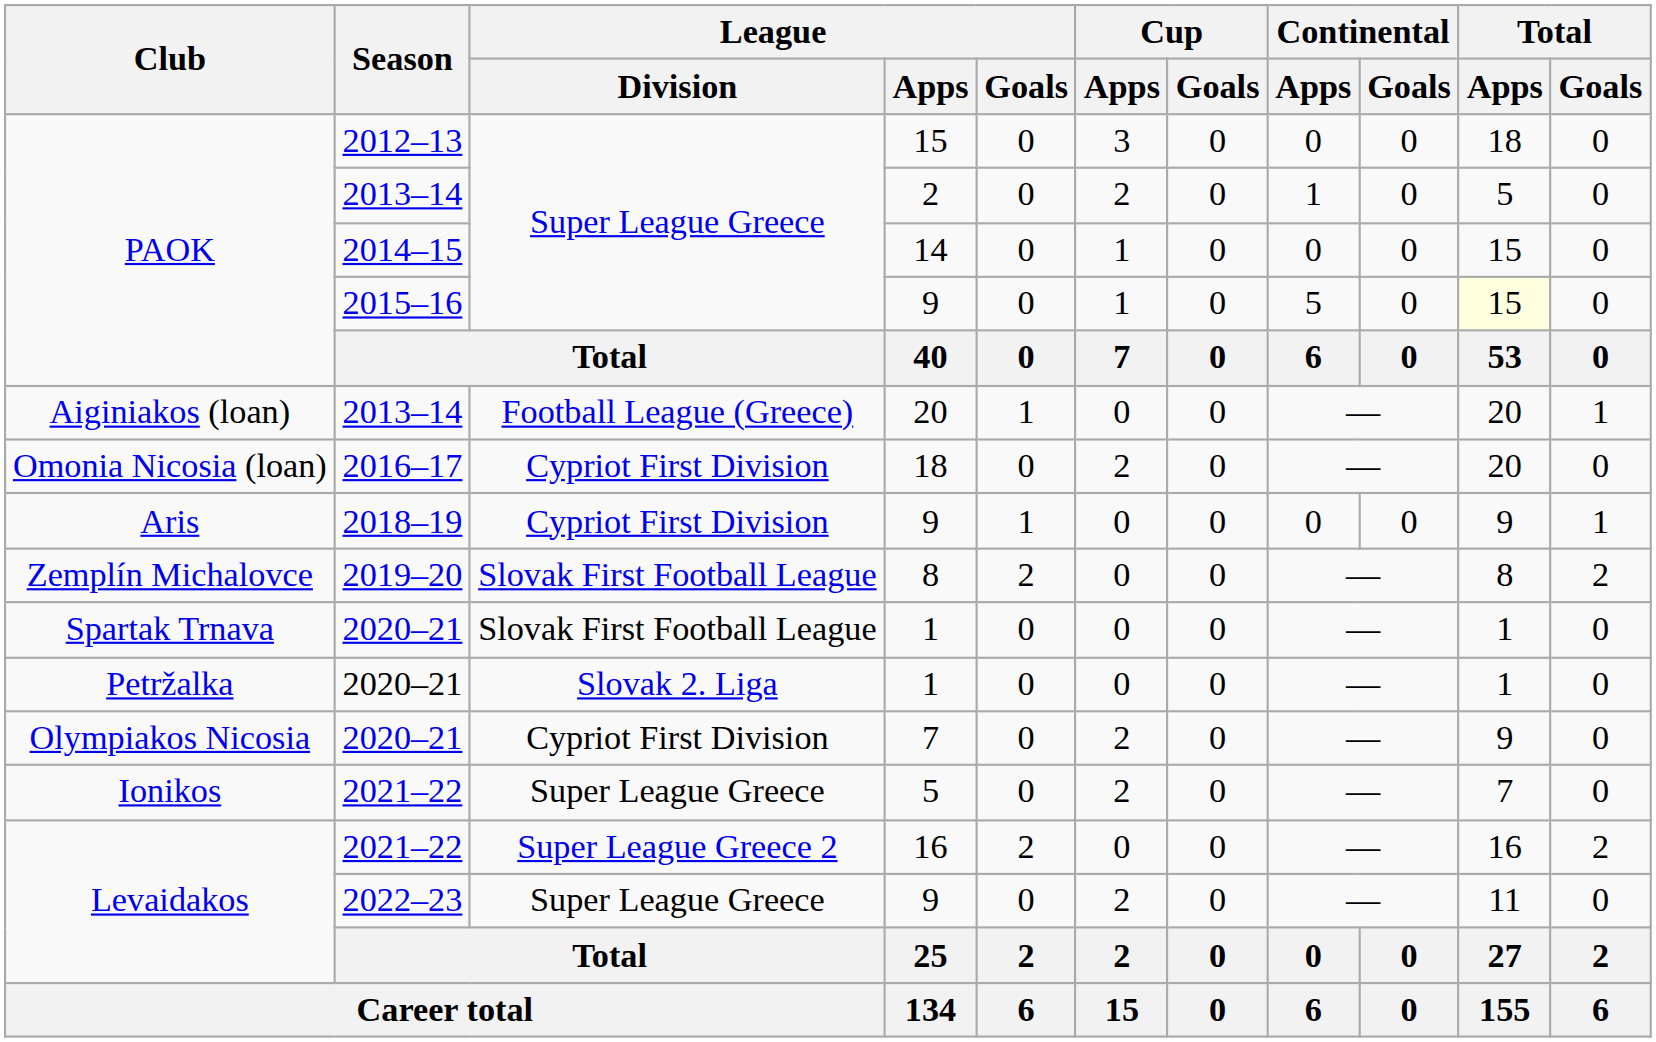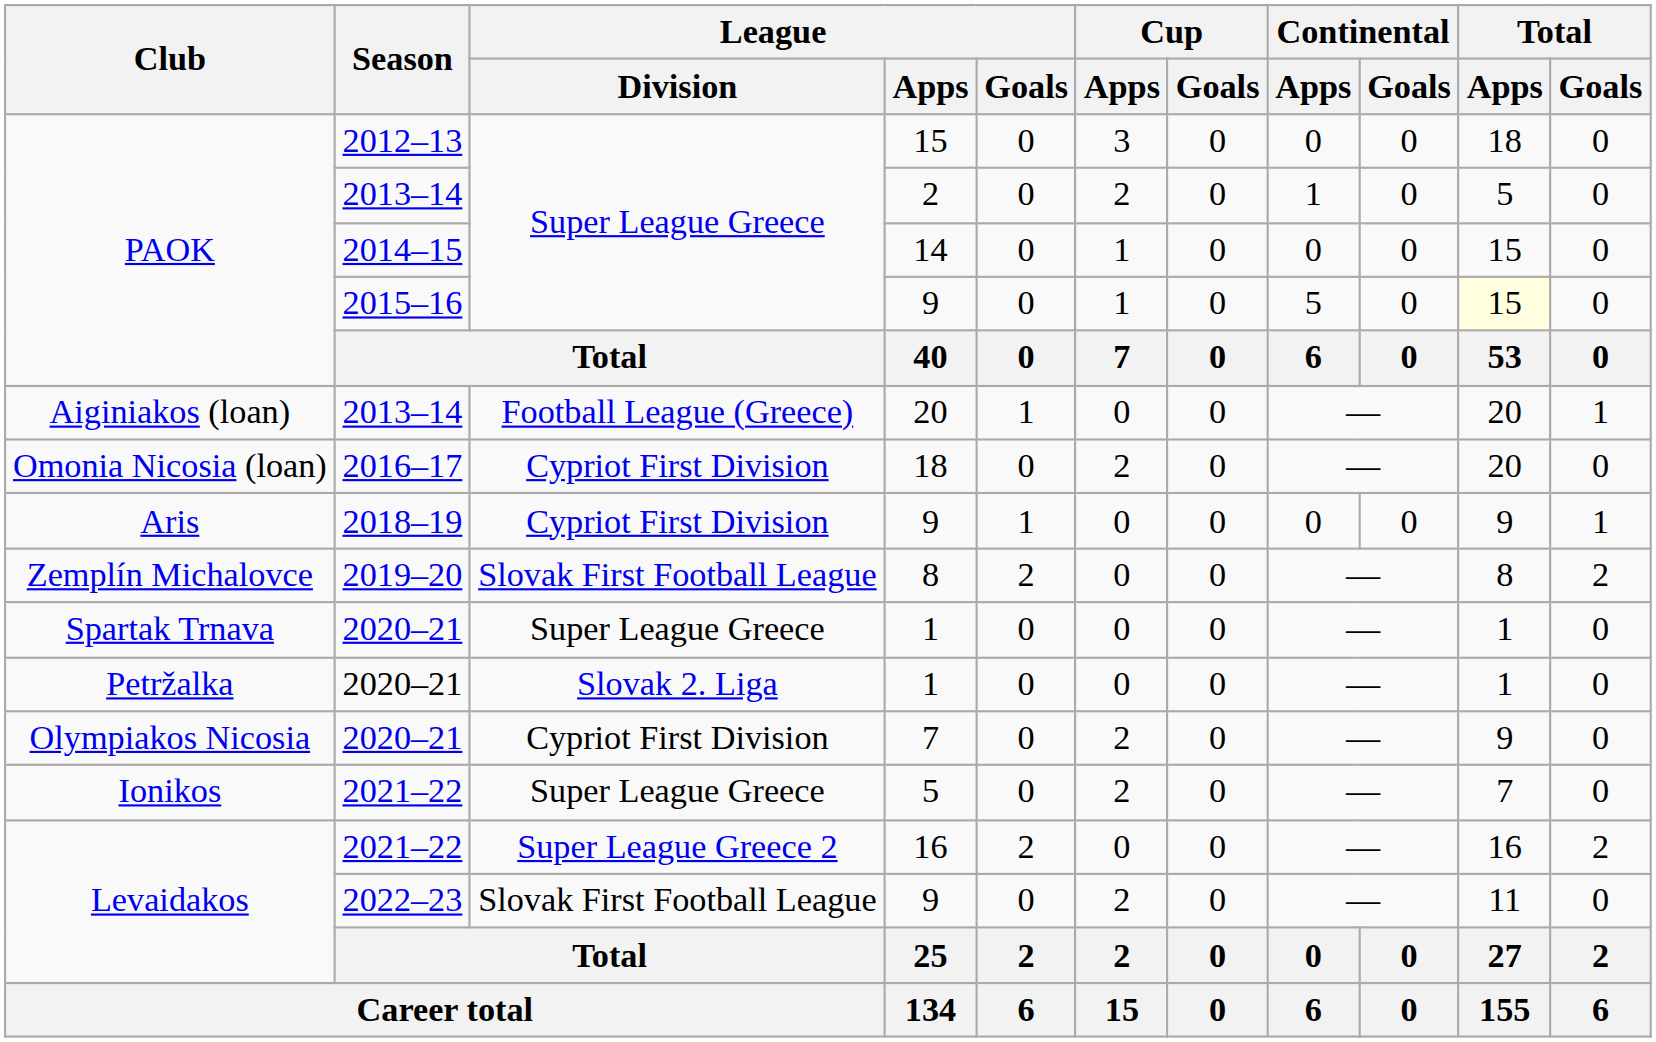(677, 628) Slovak First Football League -> (677, 628) Super League Greece
(677, 900) Super League Greece -> (677, 900) Slovak First Football League
